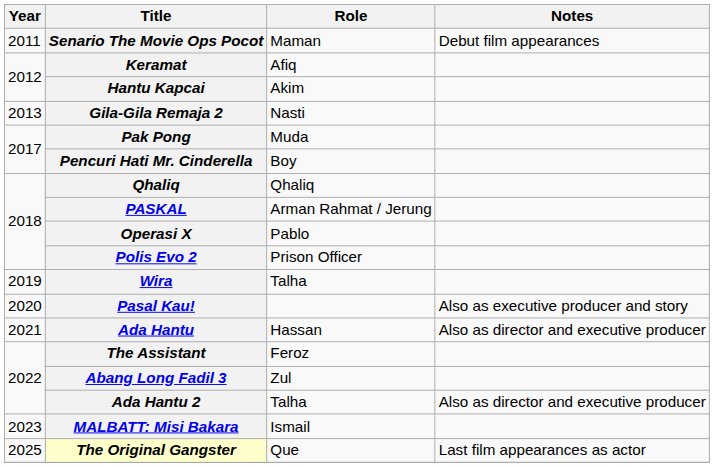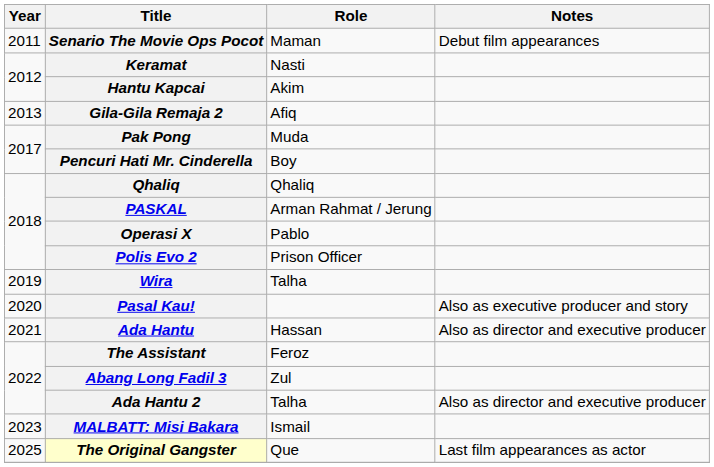(283, 64) Afiq -> (288, 64) Nasti
(288, 112) Nasti -> (283, 112) Afiq
